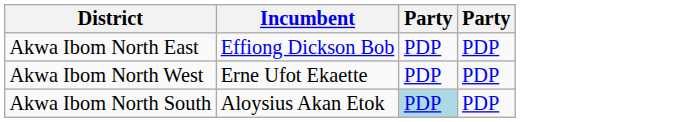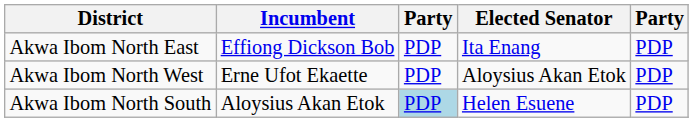+ column: (544, 18)
